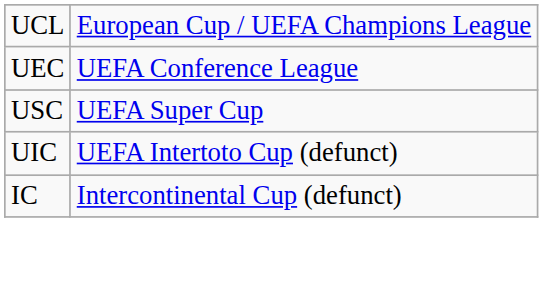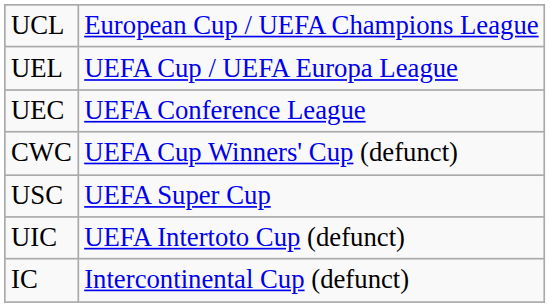+ row: (37, 68)
+ row: (41, 152)
